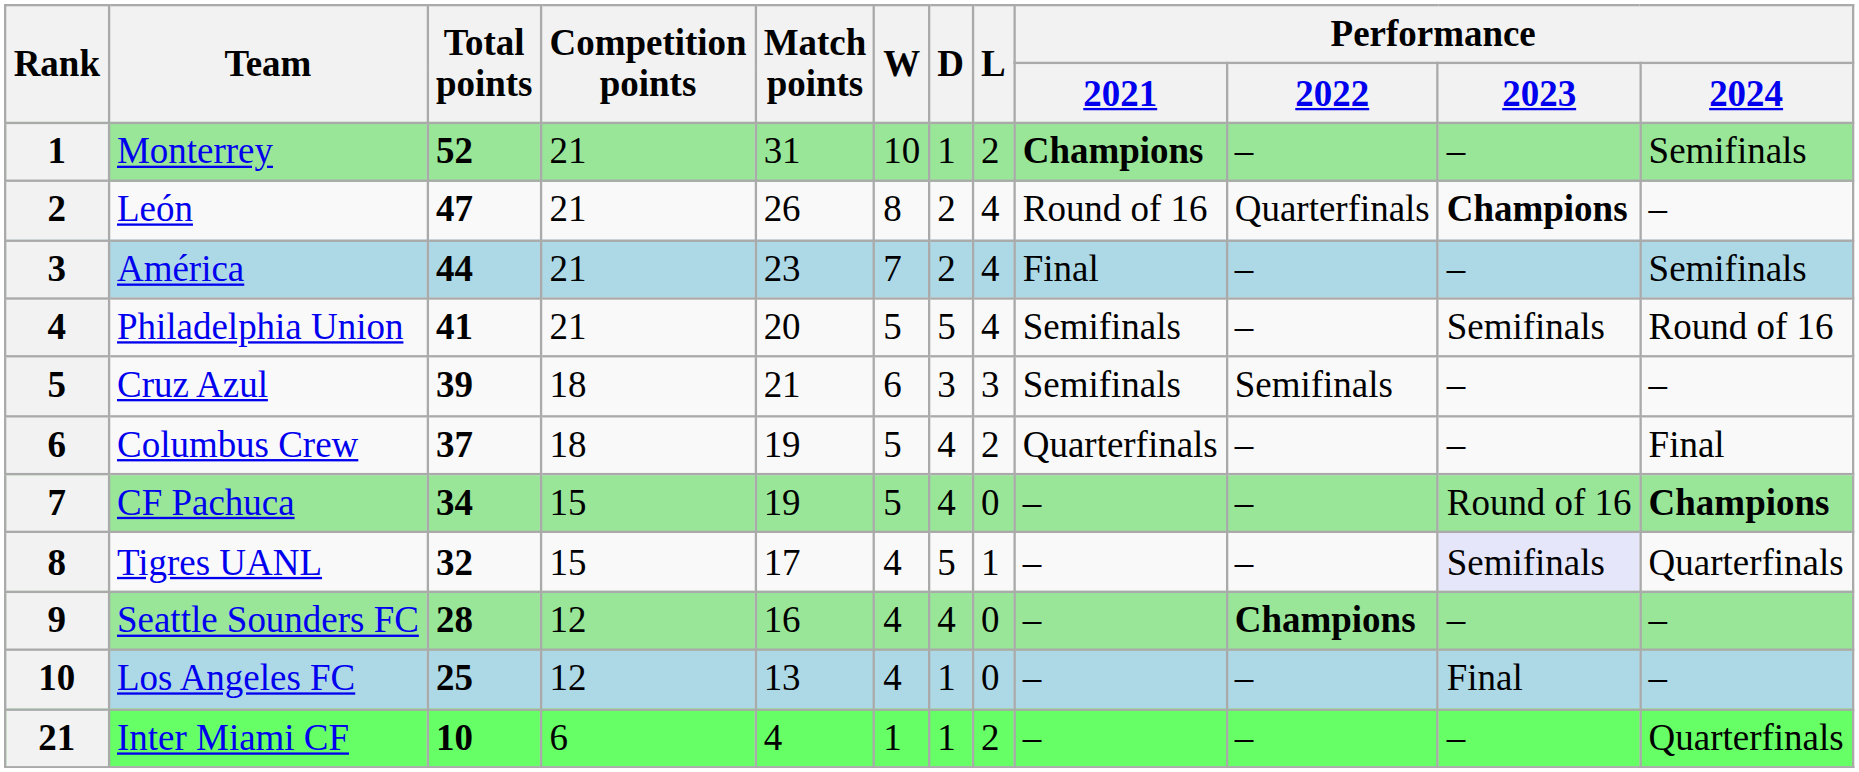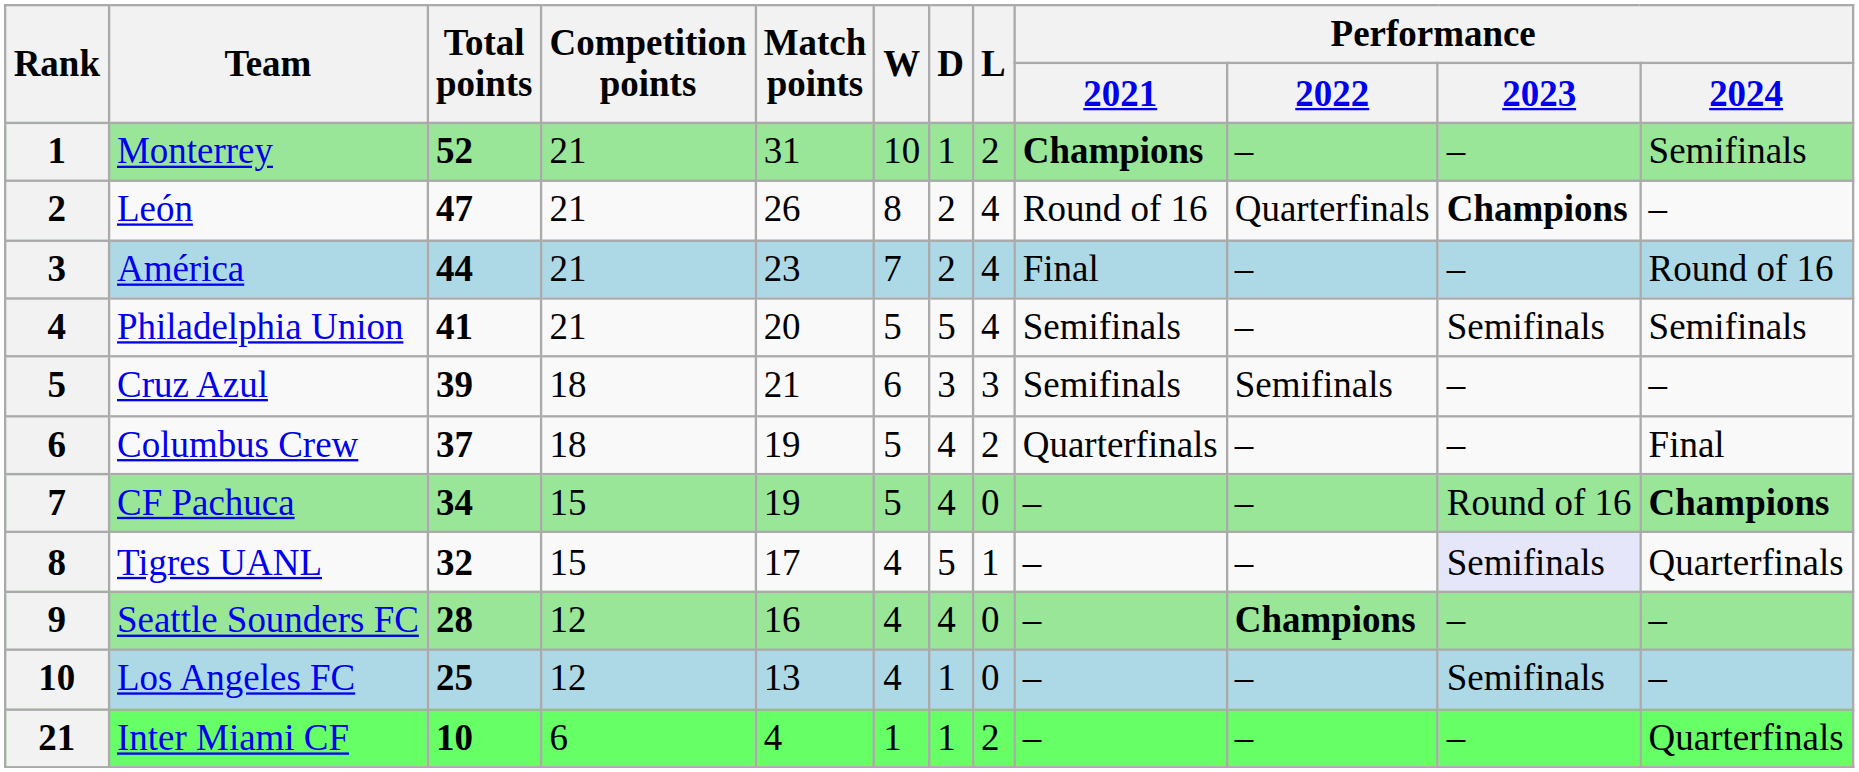(1728, 268) Semifinals -> (1741, 268) Round of 16
(1741, 326) Round of 16 -> (1728, 326) Semifinals
(1485, 678) Final -> (1526, 678) Semifinals
